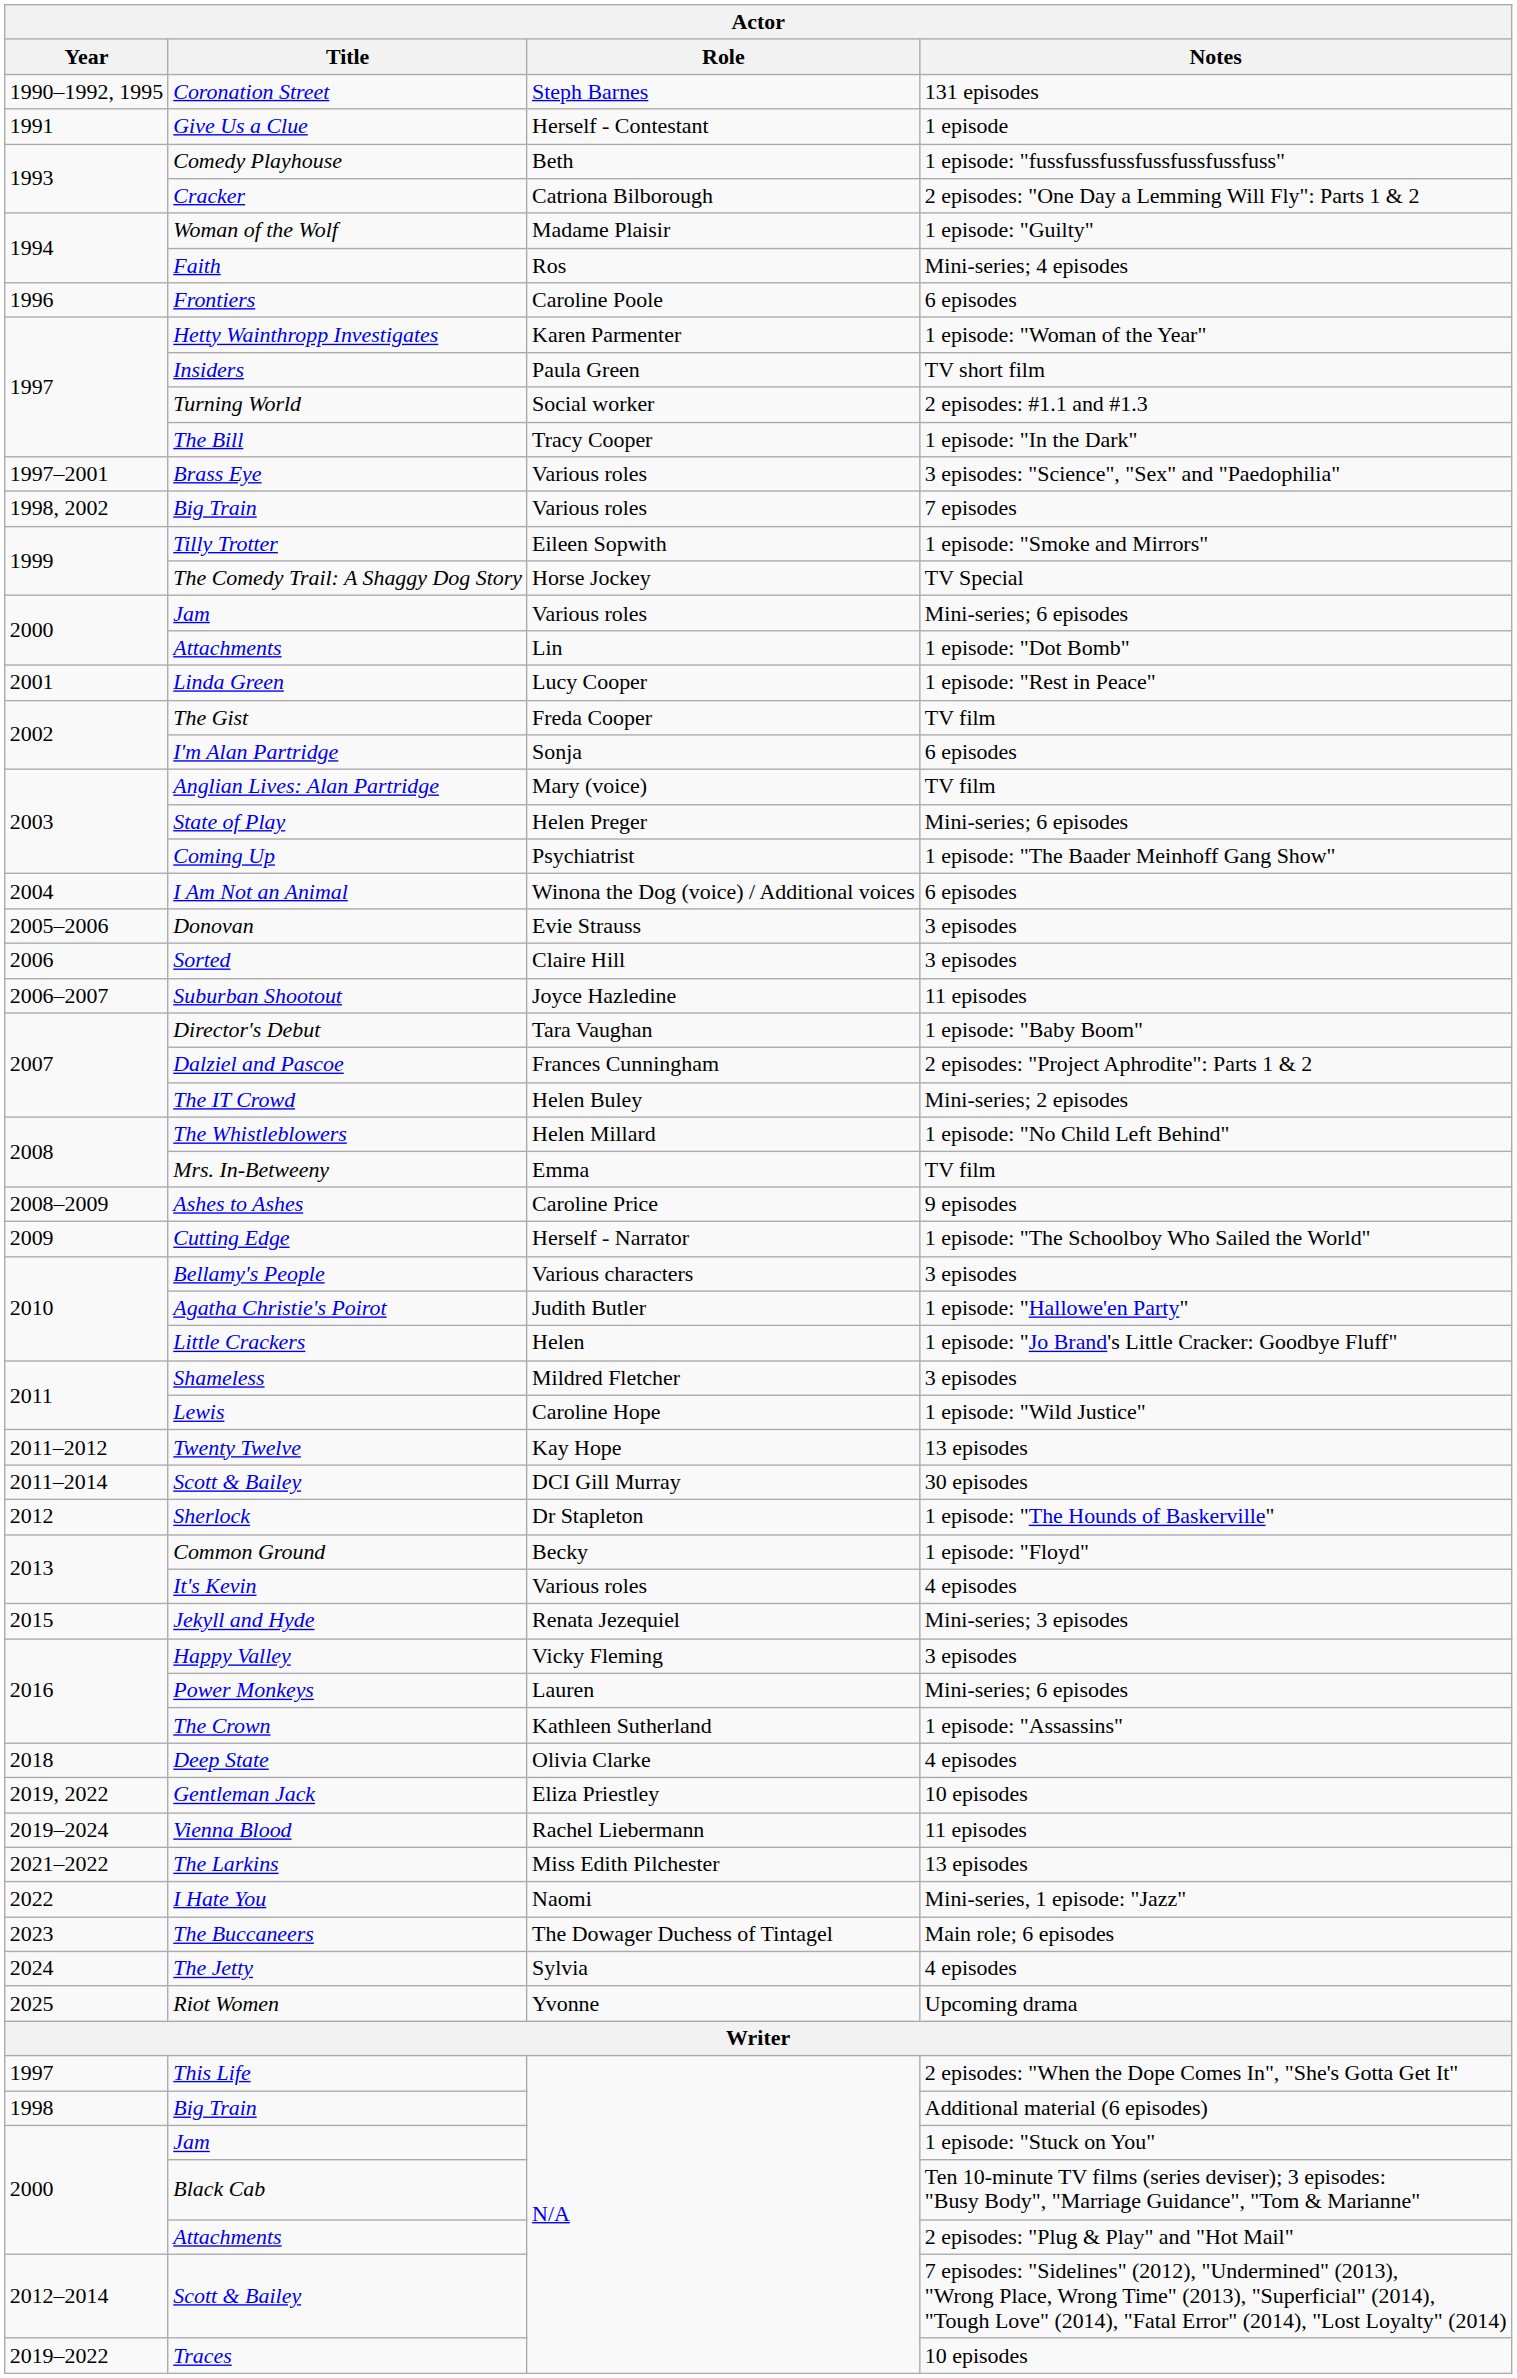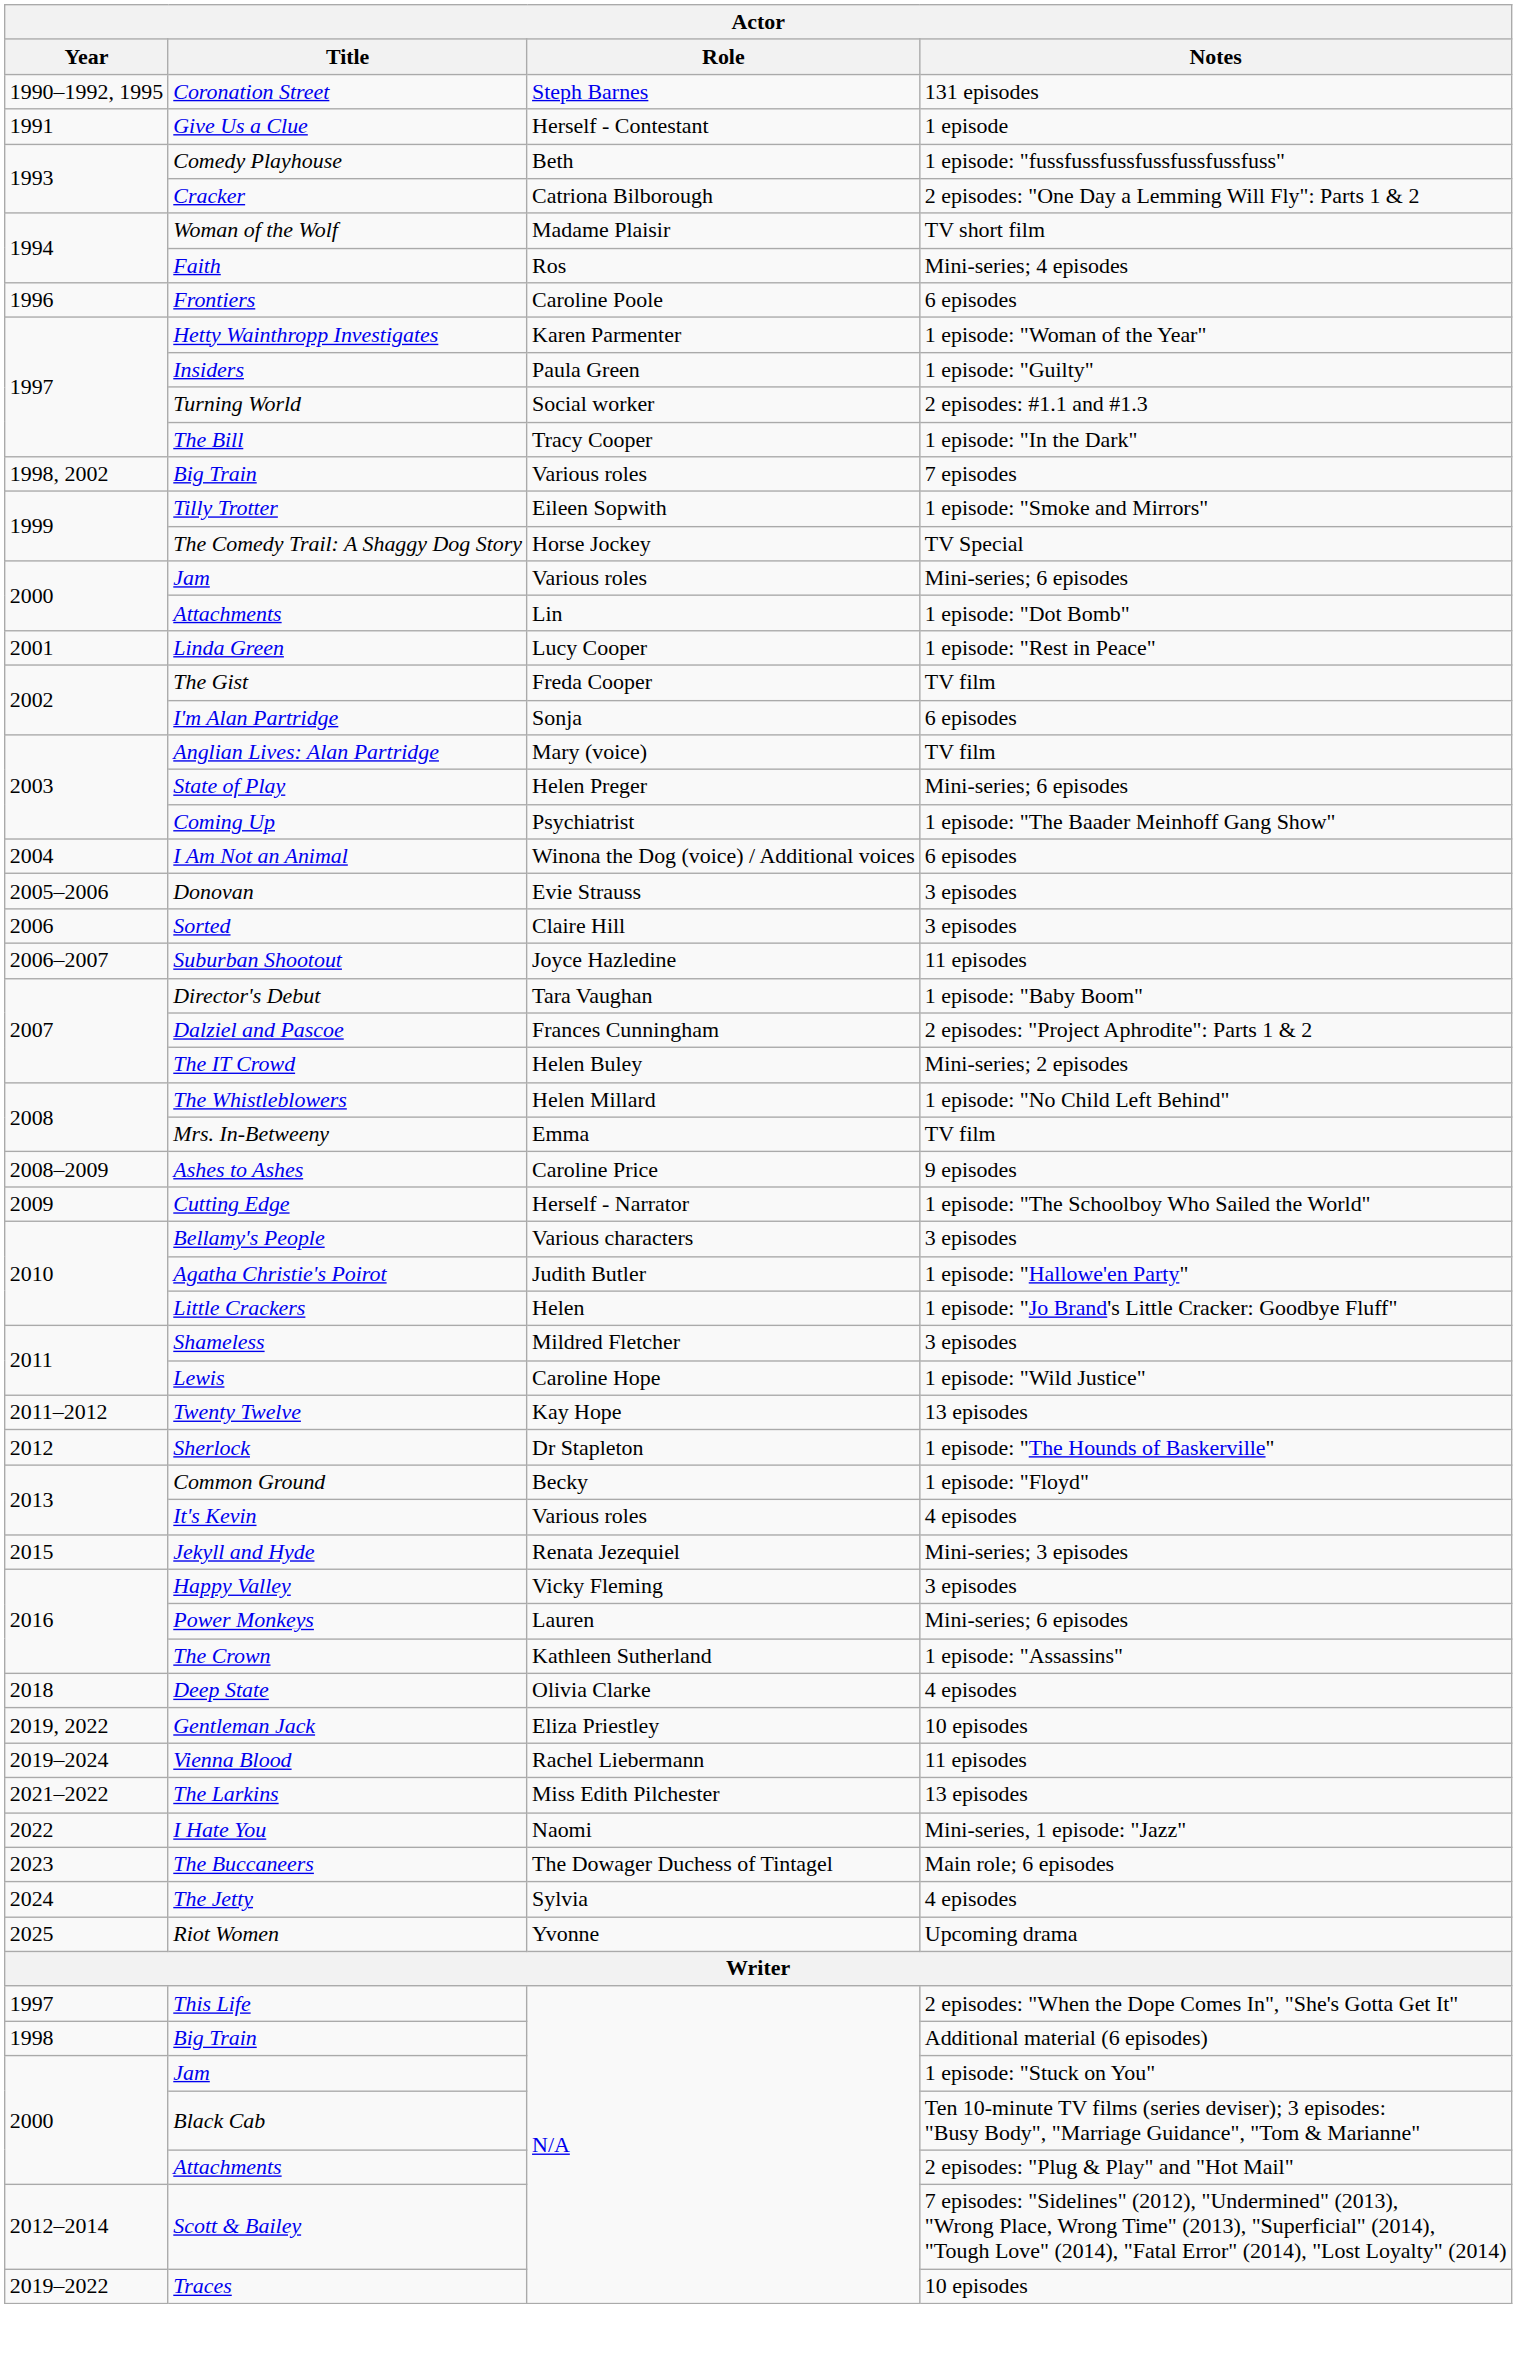(1009, 230) 1 episode: "Guilty" -> (985, 230) TV short film
(985, 369) TV short film -> (1009, 369) 1 episode: "Guilty"
- row: (217, 473)
- row: (237, 1481)
